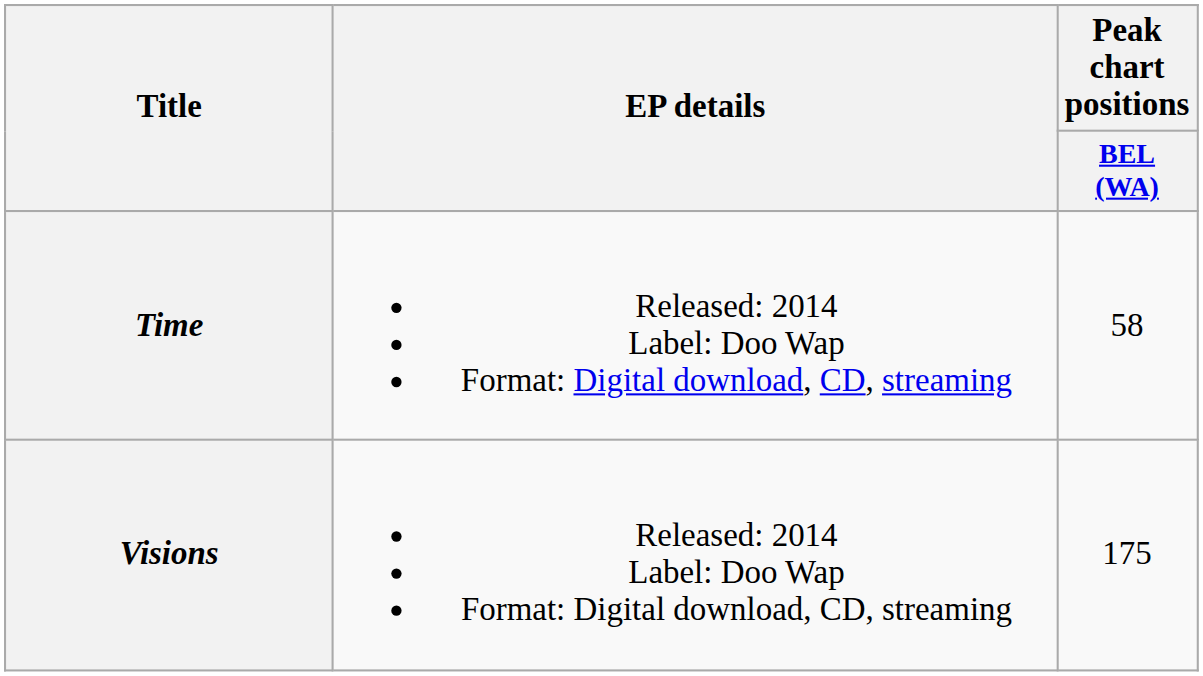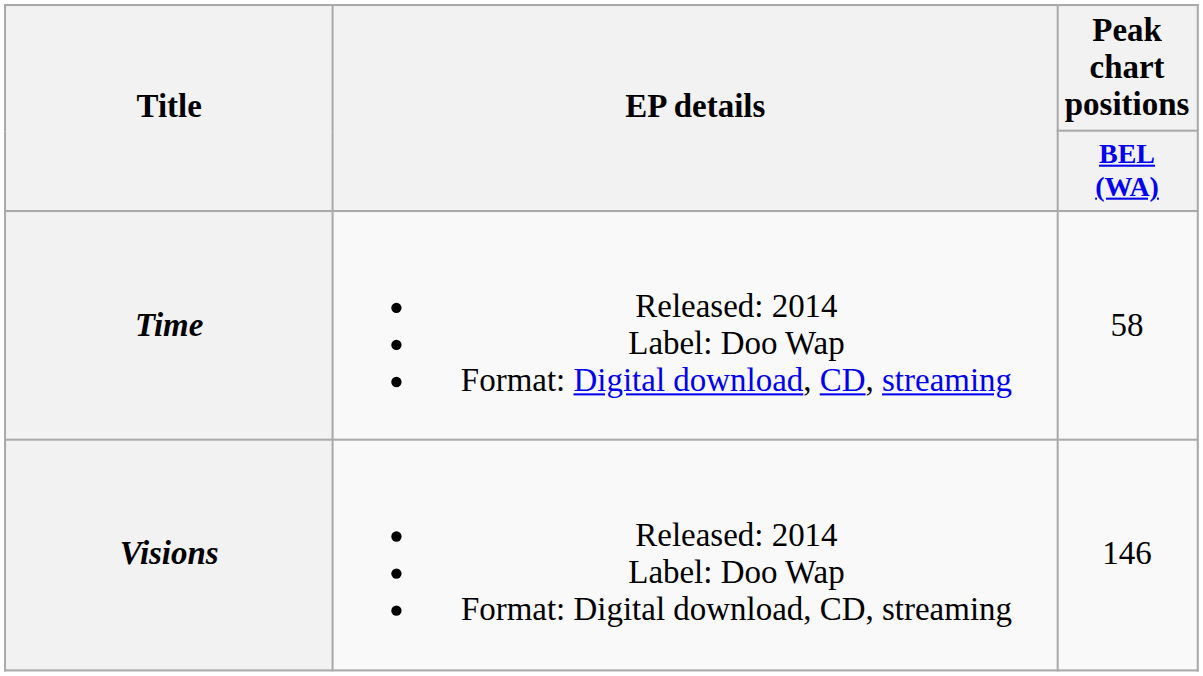(1127, 554) 175 -> (1127, 554) 146
